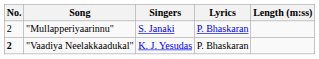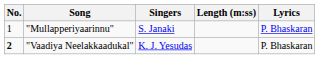columns swapped: (223, 12) <-> (283, 12)
(9, 29) 2 -> (9, 29) 1
